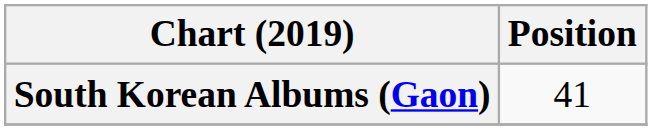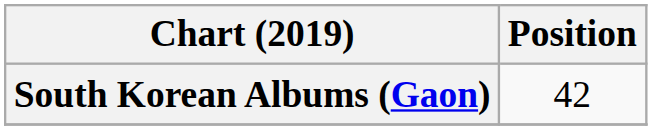(572, 93) 41 -> (572, 93) 42
